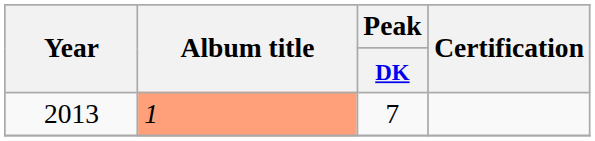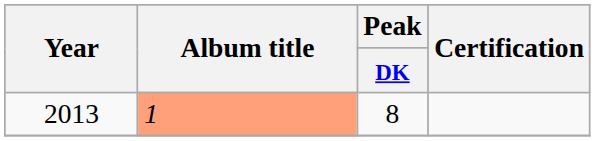(392, 113) 7 -> (392, 113) 8
